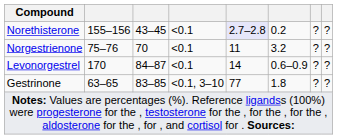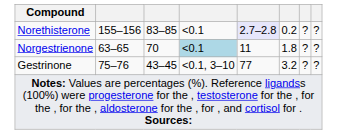(151, 30) 43–45 -> (162, 30) 83–85
(103, 48) 75–76 -> (114, 48) 63–65
(182, 48) no background -> (193, 48) lightblue background
(278, 48) 3.2 -> (289, 48) 1.8
- row: (43, 65)
(103, 83) 63–65 -> (114, 65) 75–76
(151, 83) 83–85 -> (162, 65) 43–45
(278, 83) 1.8 -> (289, 65) 3.2
